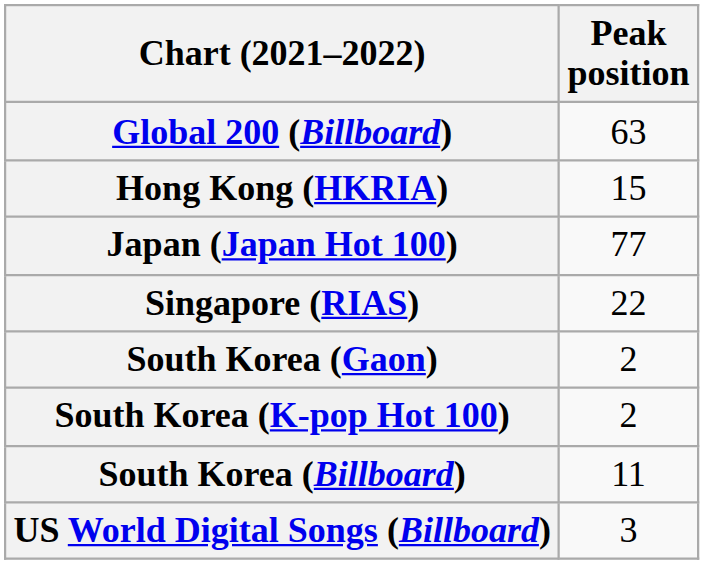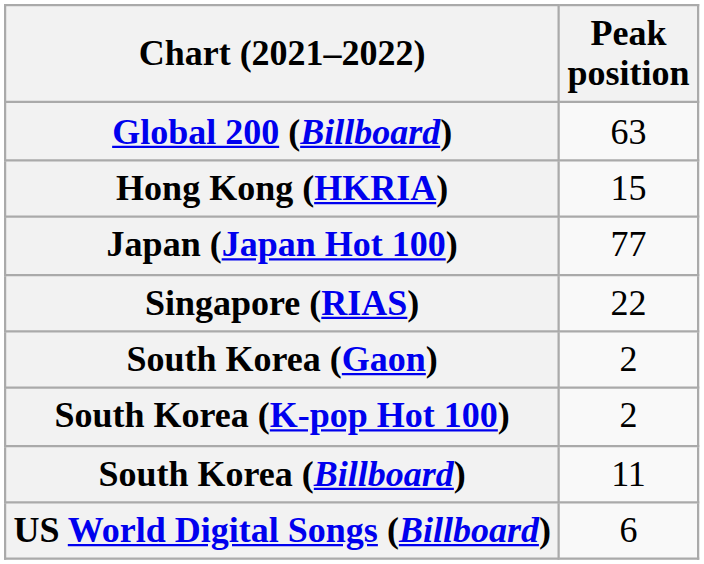(629, 530) 3 -> (629, 530) 6
